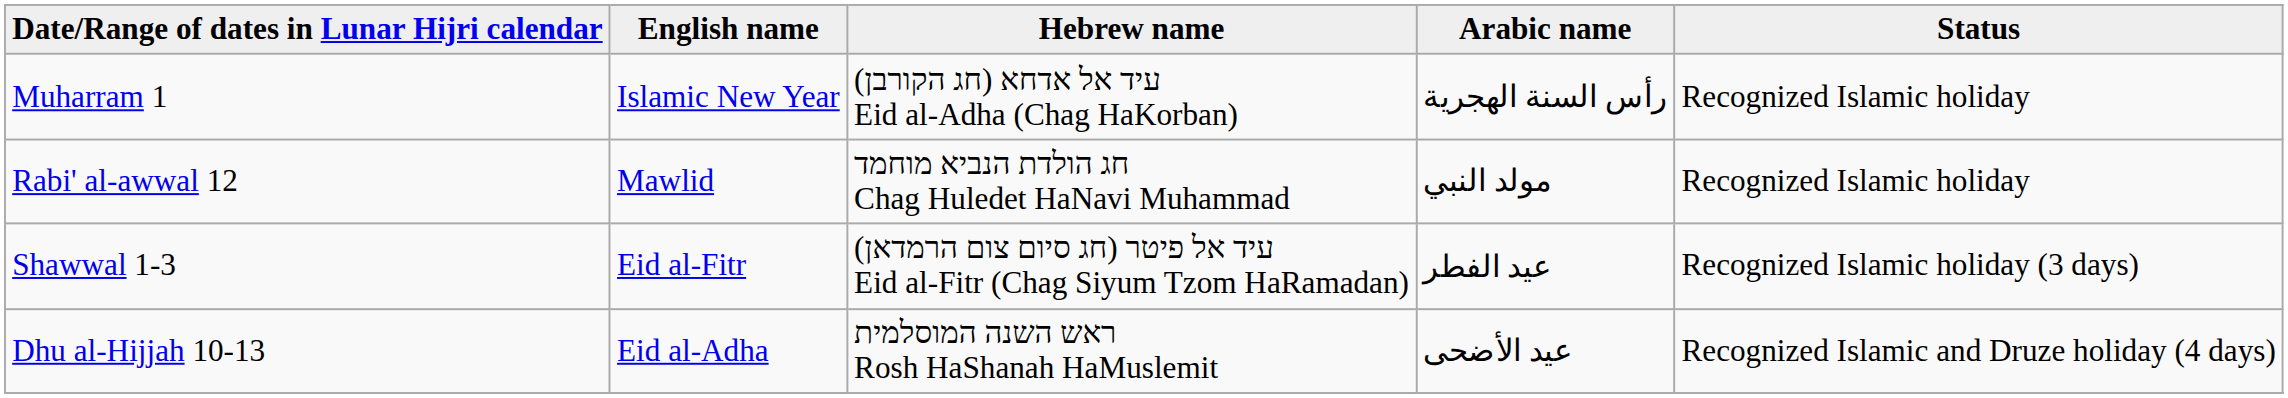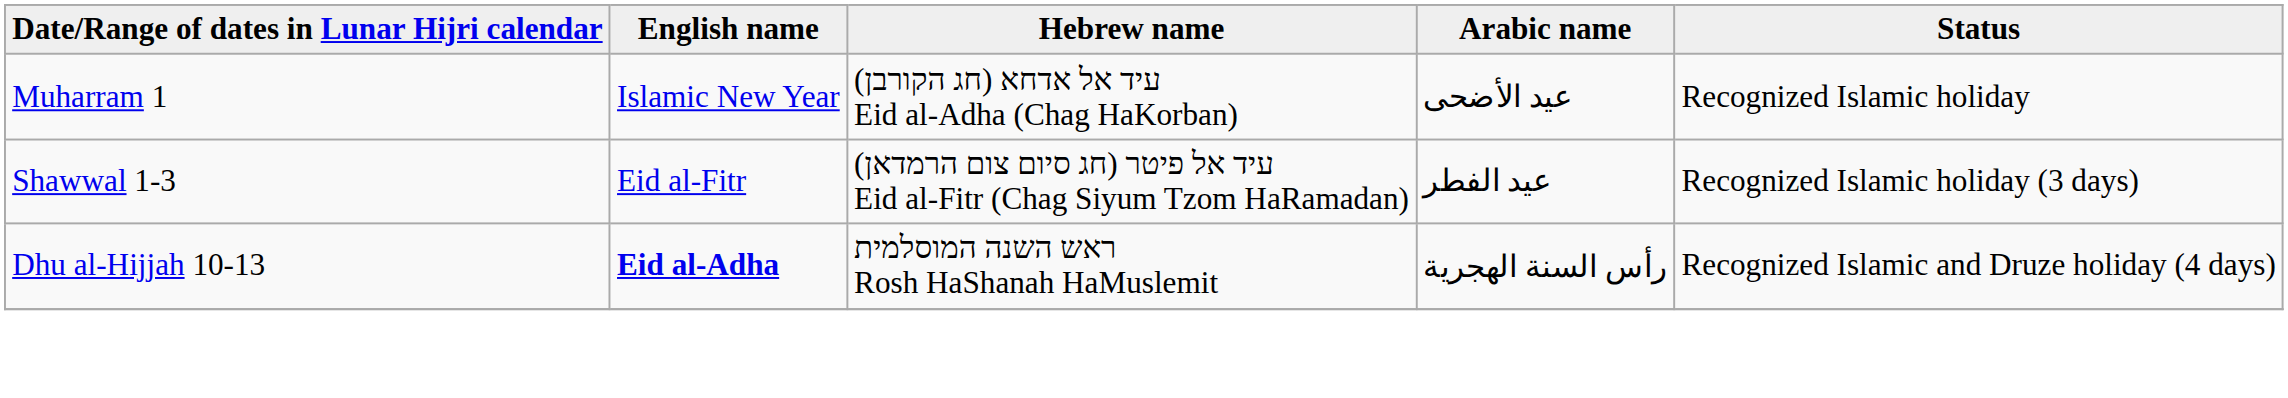(1545, 97) رأس السنة الهجرية -> (1498, 97) عيد الأضحى
- row: (125, 180)
(693, 350) normal -> (698, 265) bold
(1498, 350) عيد الأضحى -> (1545, 266) رأس السنة الهجرية
